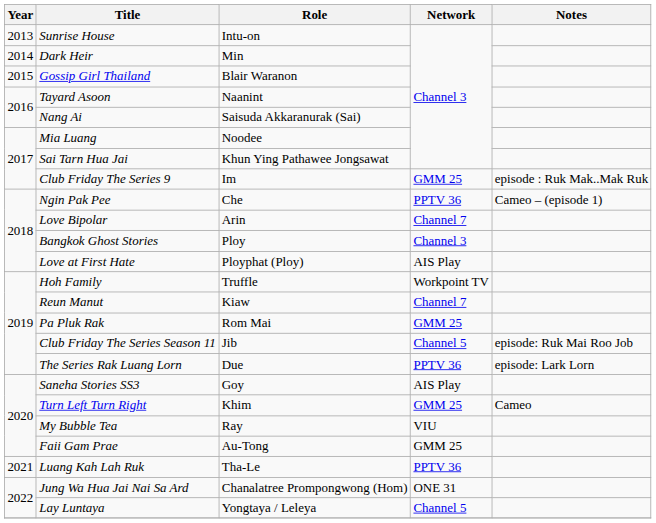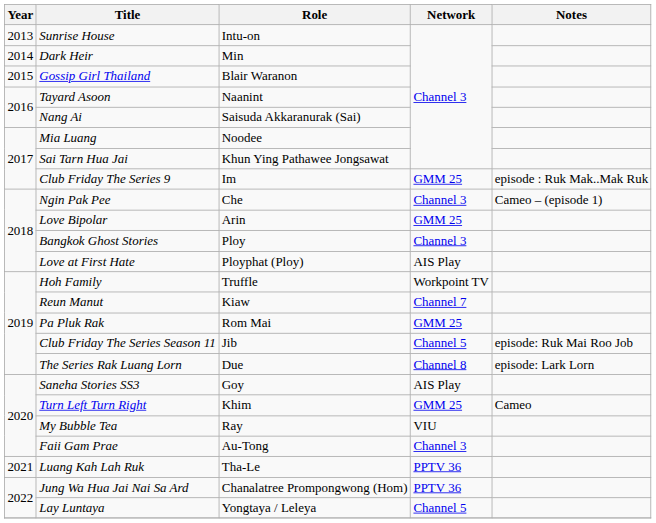(437, 199) PPTV 36 -> (440, 199) Channel 3
(440, 220) Channel 7 -> (438, 220) GMM 25
(437, 364) PPTV 36 -> (440, 364) Channel 8
(438, 446) GMM 25 -> (440, 446) Channel 3
(435, 487) ONE 31 -> (437, 487) PPTV 36
